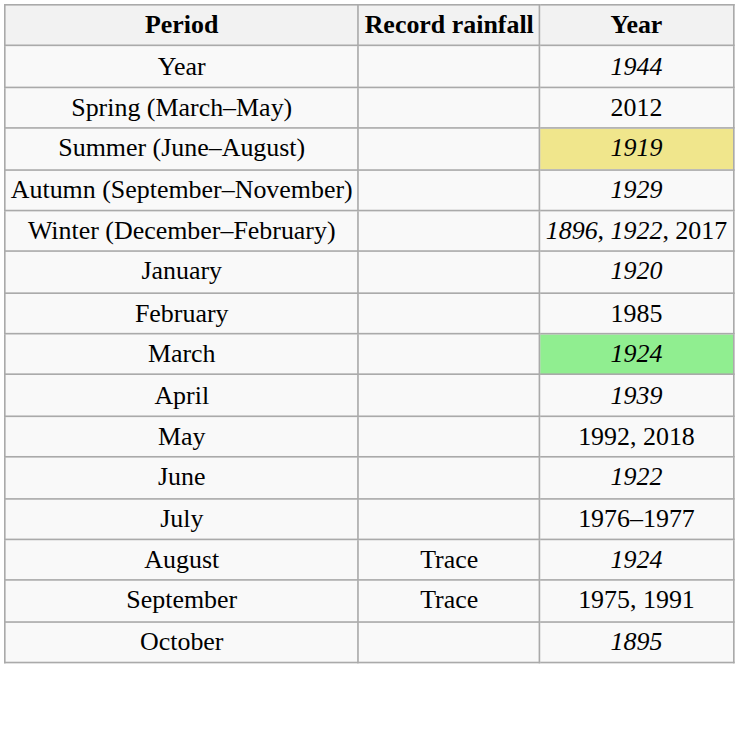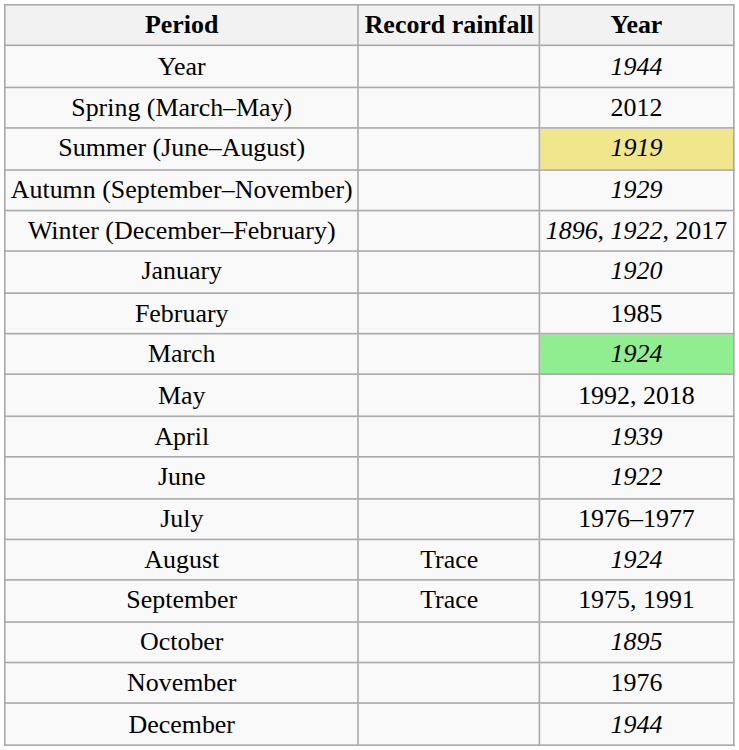rows swapped: (182, 395) <-> (182, 436)
+ row: (182, 682)
+ row: (182, 723)
